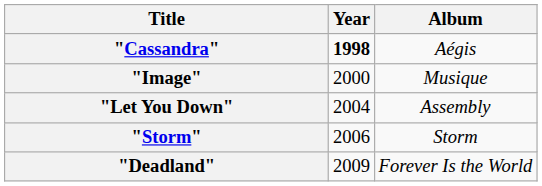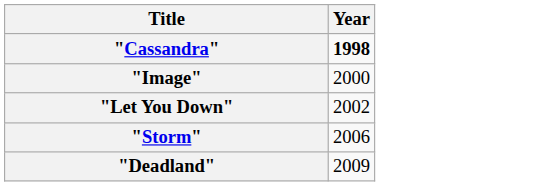- column: (455, 19)
(351, 107) 2004 -> (351, 107) 2002
